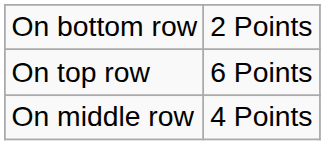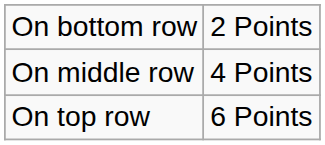rows swapped: (103, 116) <-> (81, 71)
